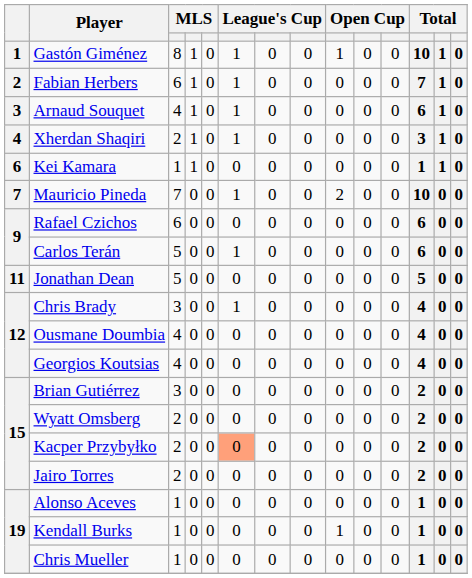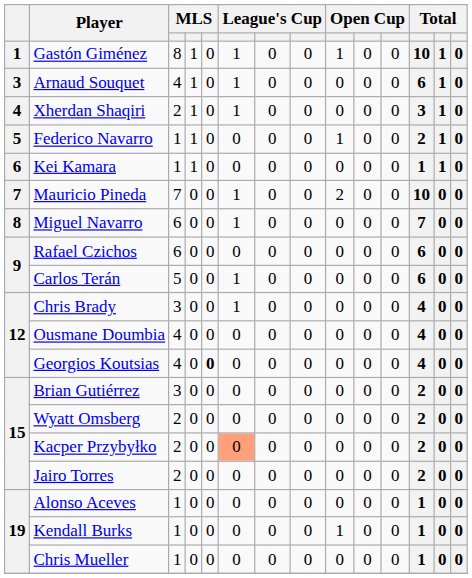- row: (86, 82)
+ row: (93, 138)
+ row: (88, 223)
- row: (84, 279)
(210, 363) normal -> (210, 363) bold
